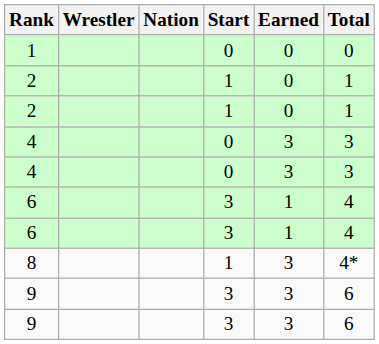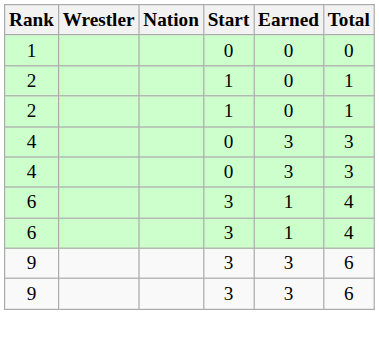- row: (31, 263)
